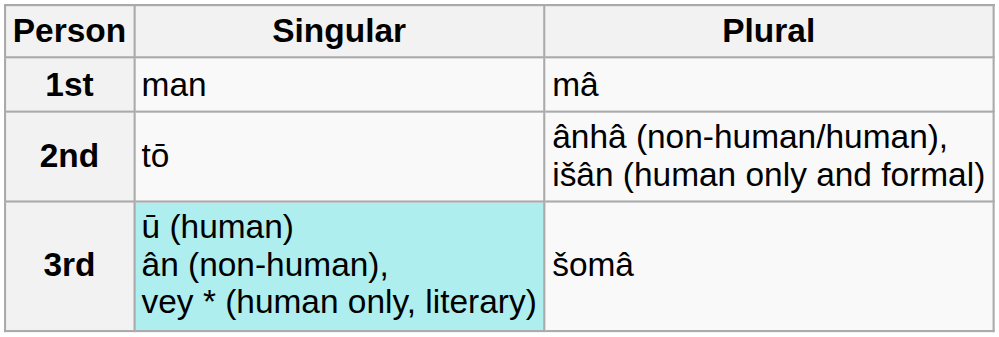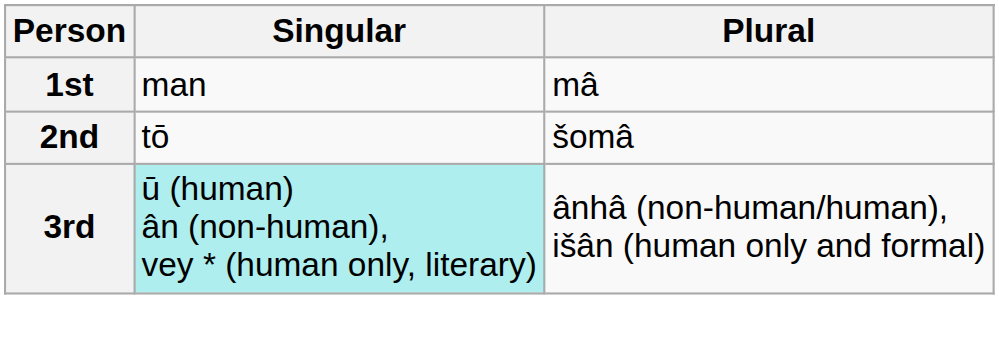(769, 155) ânhâ (non-human/human), išân (human only and formal) -> (593, 137) šomâ
(593, 265) šomâ -> (769, 227) ânhâ (non-human/human), išân (human only and formal)
